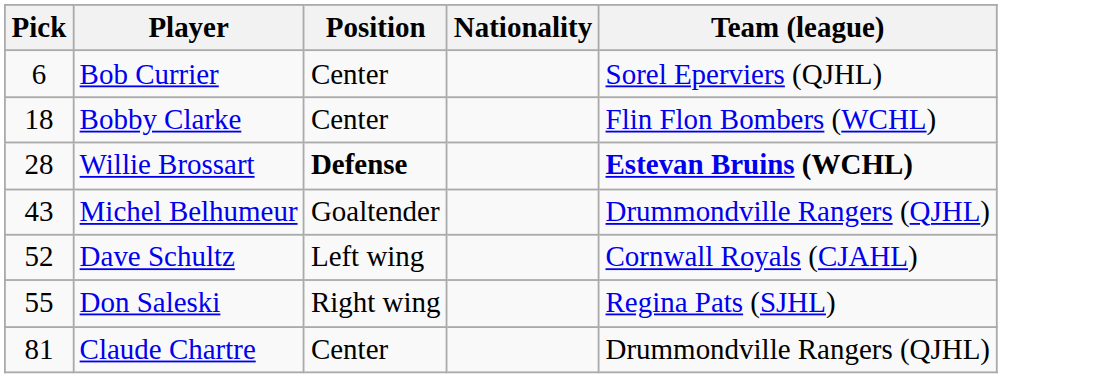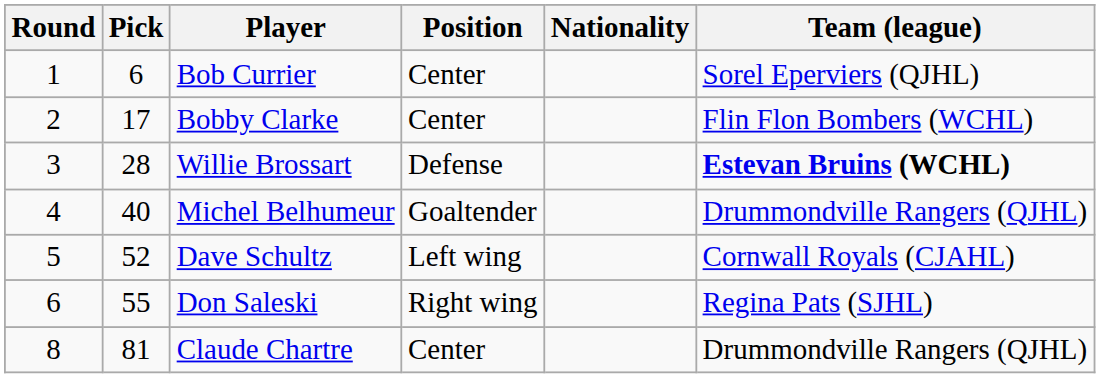+ column: (53, 27)
(39, 119) 18 -> (136, 119) 17
(359, 165) bold -> (455, 165) normal
(39, 211) 43 -> (136, 211) 40
